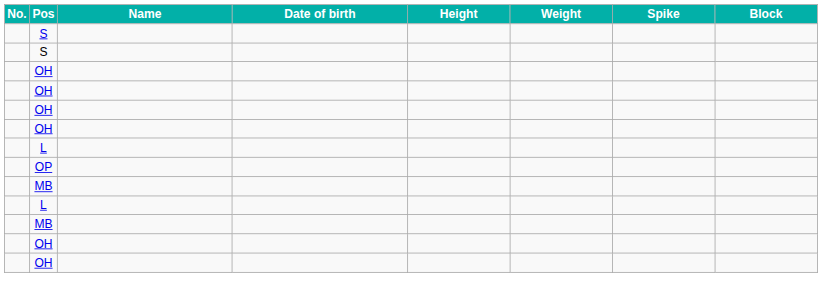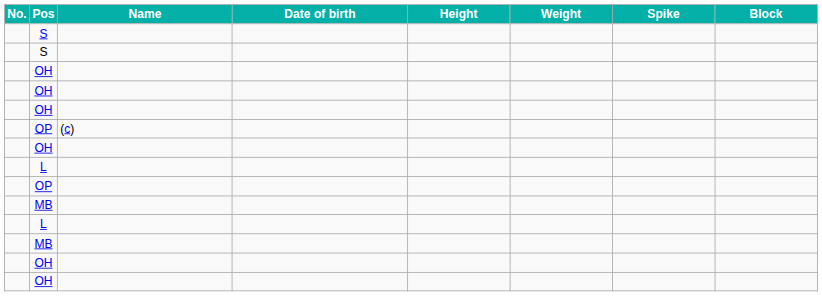+ row: (43, 129)
